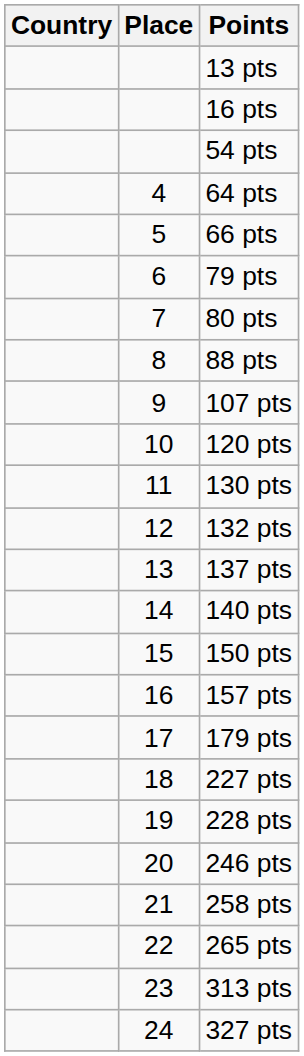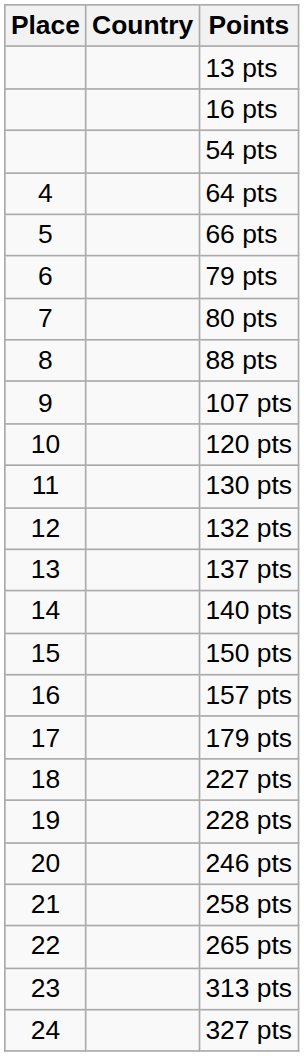columns swapped: (159, 25) <-> (62, 25)
